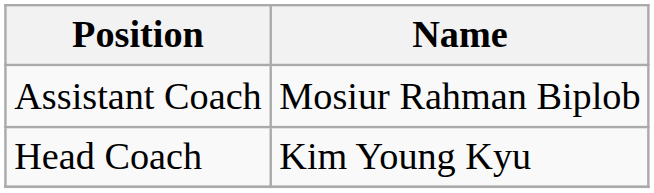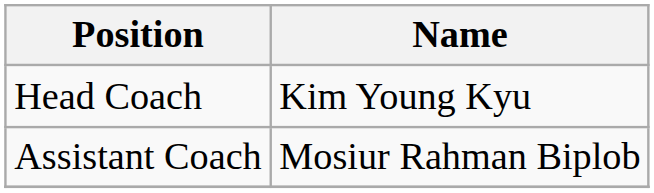rows swapped: (108, 156) <-> (138, 95)
